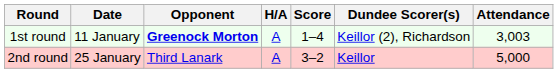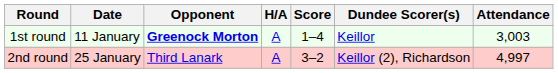(404, 36) Keillor (2), Richardson -> (356, 36) Keillor
(356, 57) Keillor -> (404, 57) Keillor (2), Richardson
(513, 57) 5,000 -> (513, 57) 4,997
